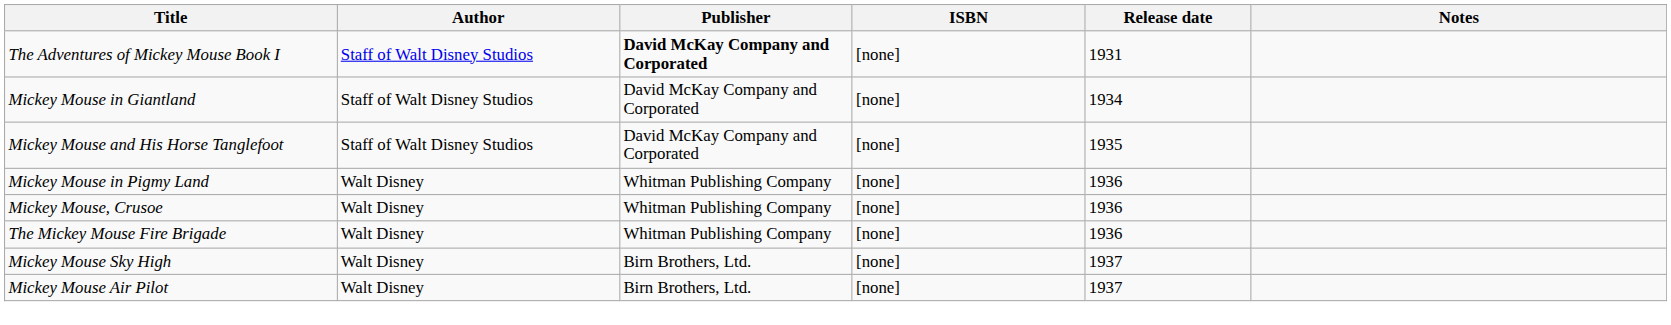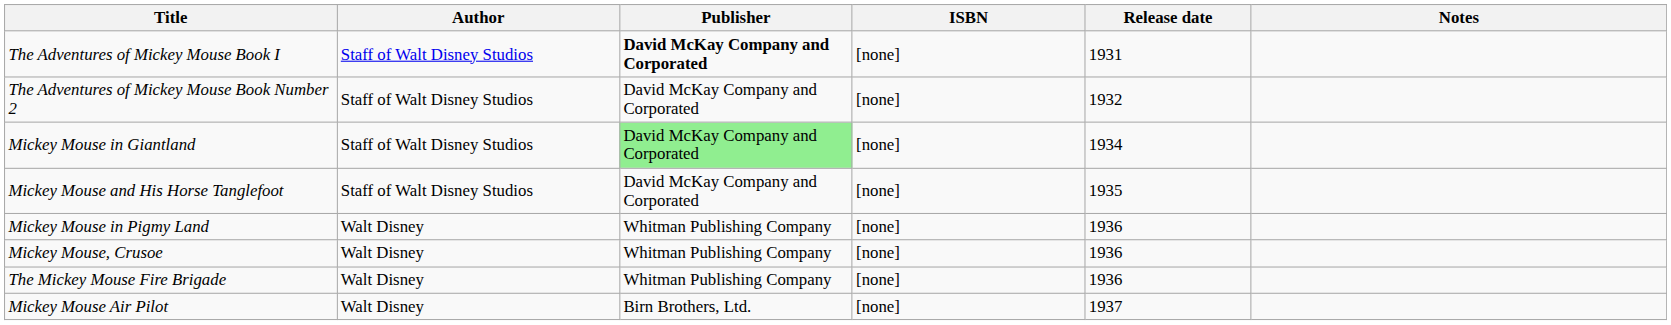+ row: (168, 99)
(720, 99) no background -> (720, 145) lightgreen background
- row: (90, 261)
